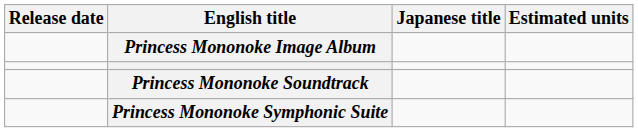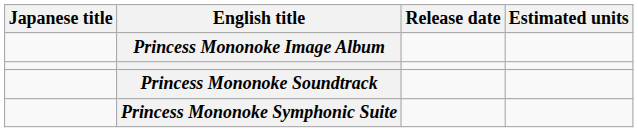columns swapped: (56, 18) <-> (449, 18)
